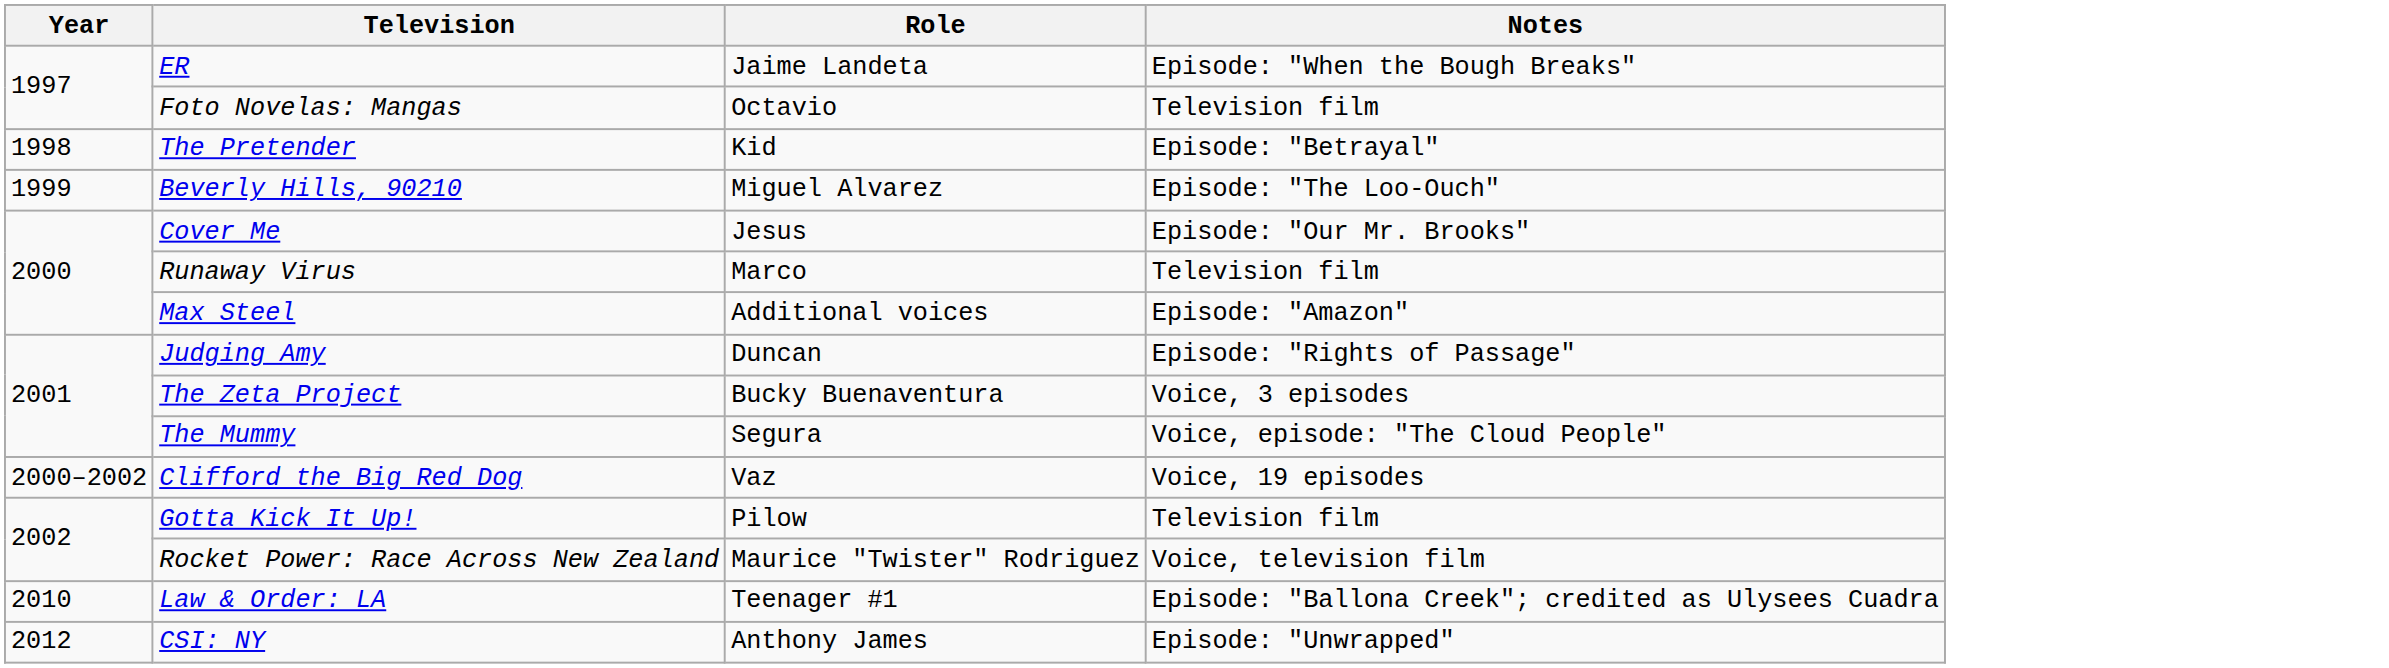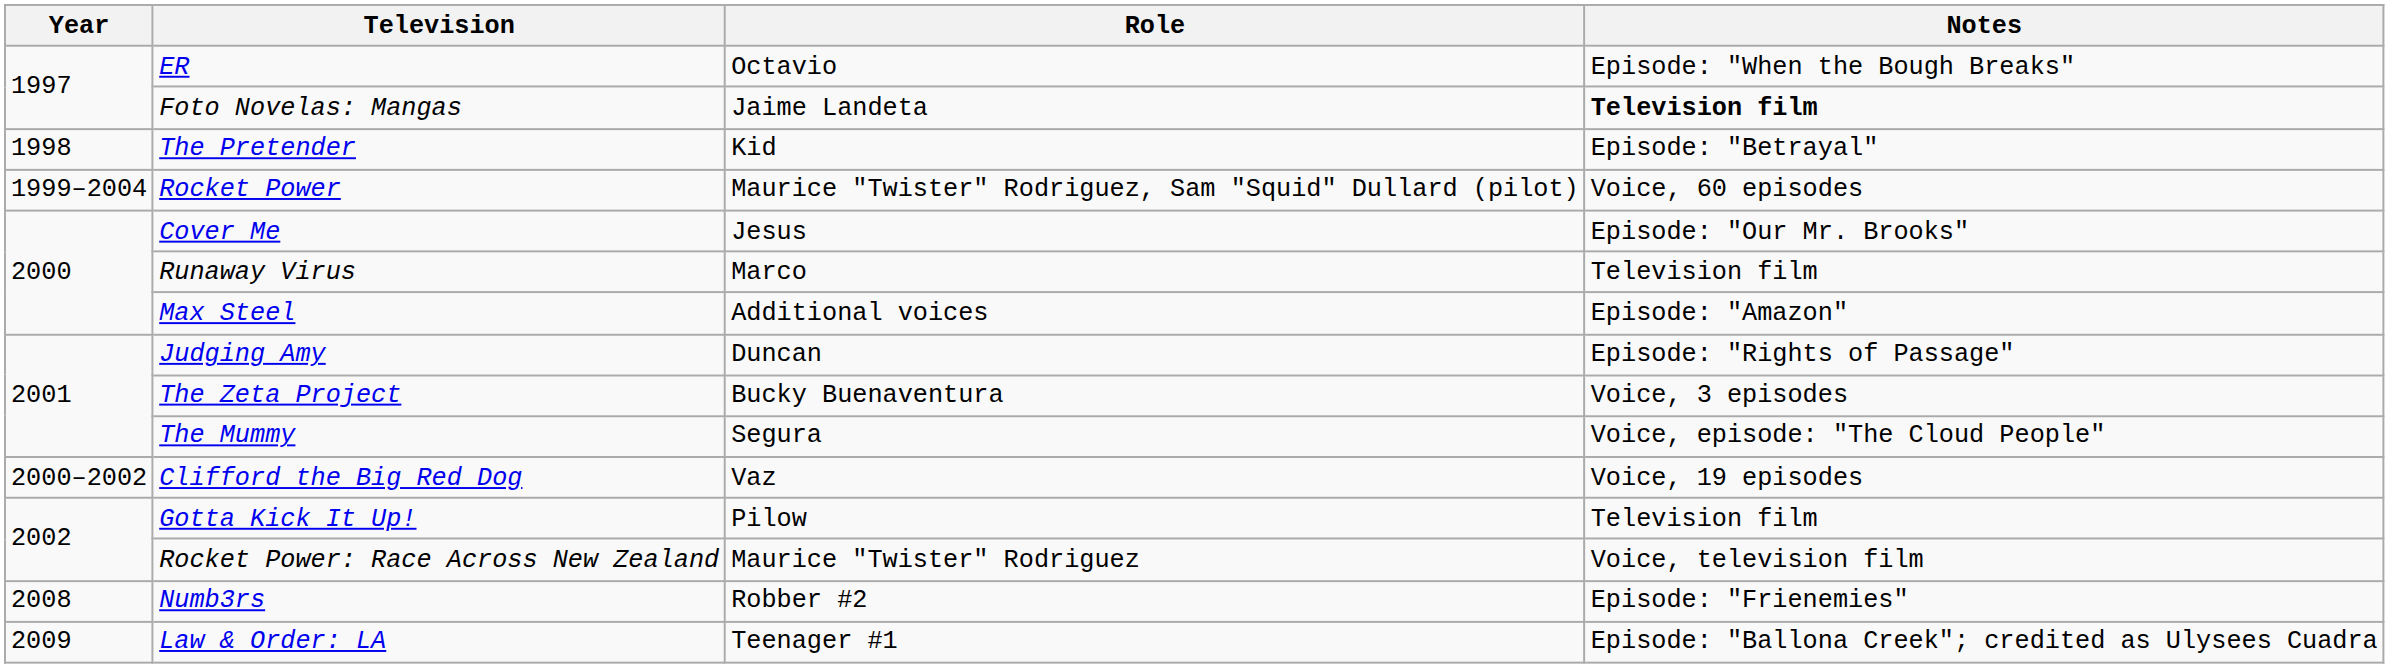(830, 67) Jaime Landeta -> (784, 67) Octavio
(784, 108) Octavio -> (830, 108) Jaime Landeta
(1265, 108) normal -> (1704, 108) bold
- row: (311, 190)
+ row: (250, 190)
+ row: (212, 601)
(41, 601) 2010 -> (41, 642) 2009
- row: (212, 642)
